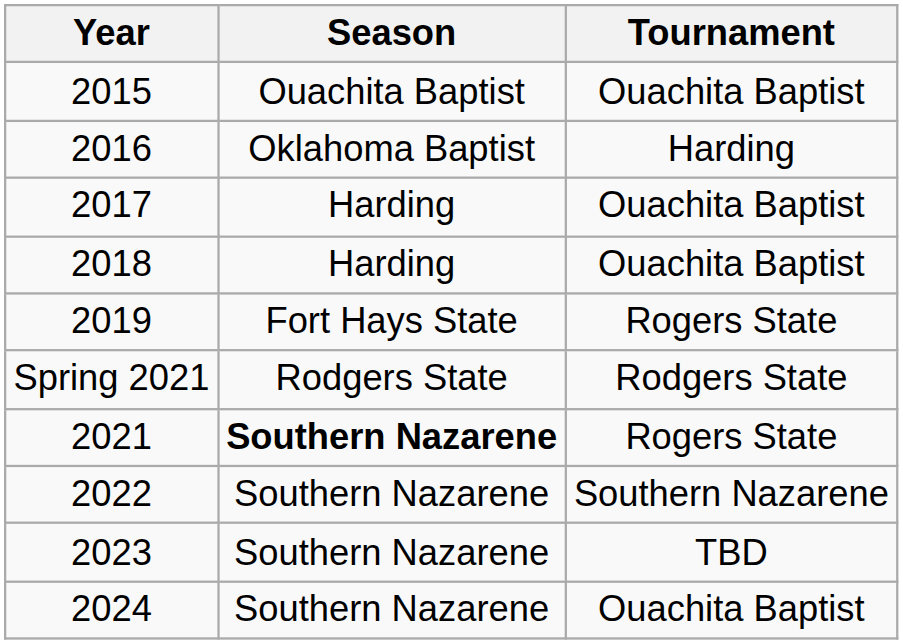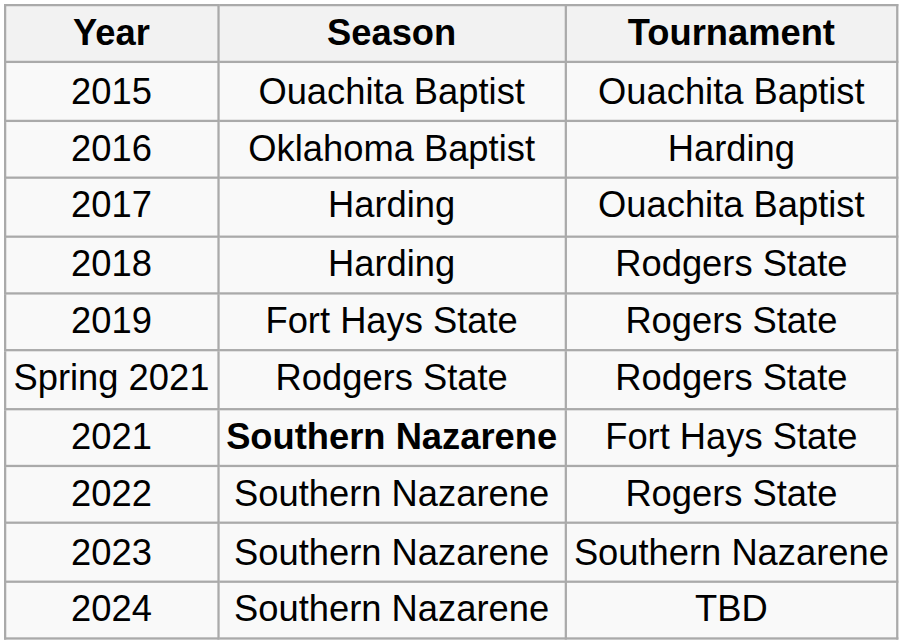(731, 263) Ouachita Baptist -> (731, 263) Rodgers State
(731, 436) Rogers State -> (731, 436) Fort Hays State
(731, 494) Southern Nazarene -> (731, 494) Rogers State
(731, 551) TBD -> (731, 551) Southern Nazarene
(731, 609) Ouachita Baptist -> (731, 609) TBD
